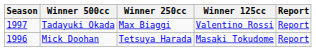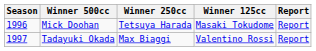rows swapped: (70, 40) <-> (78, 26)
